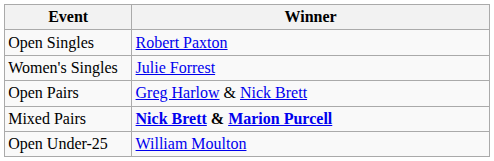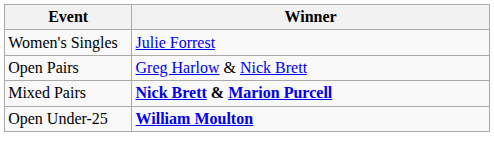- row: (51, 42)
(191, 144) normal -> (194, 118) bold
